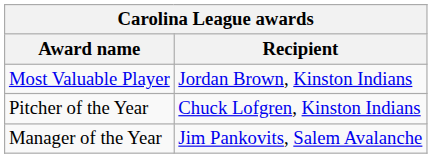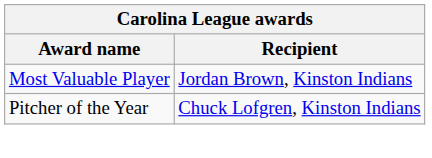- row: (85, 138)
